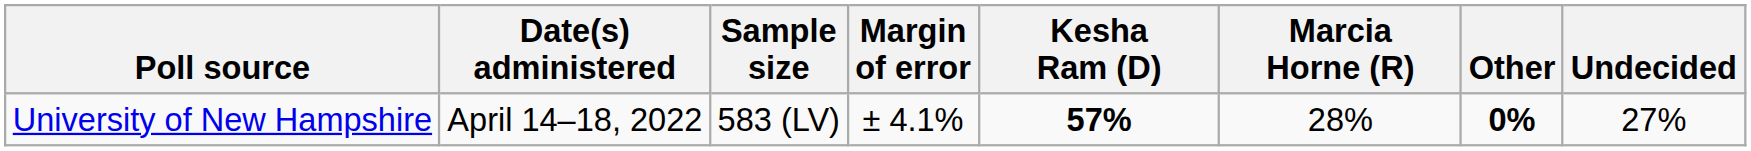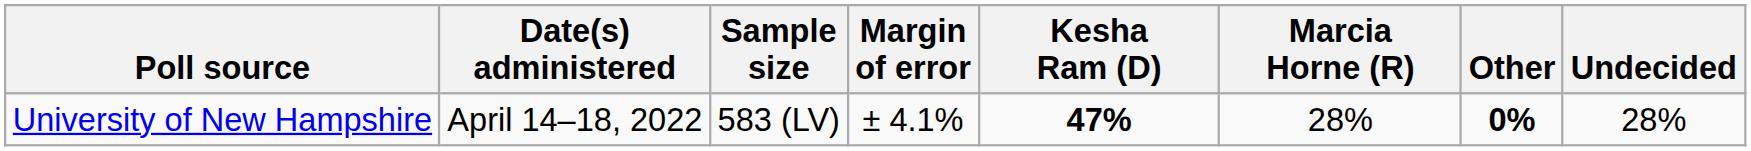(1099, 119) 57% -> (1099, 119) 47%
(1654, 119) 27% -> (1654, 119) 28%
